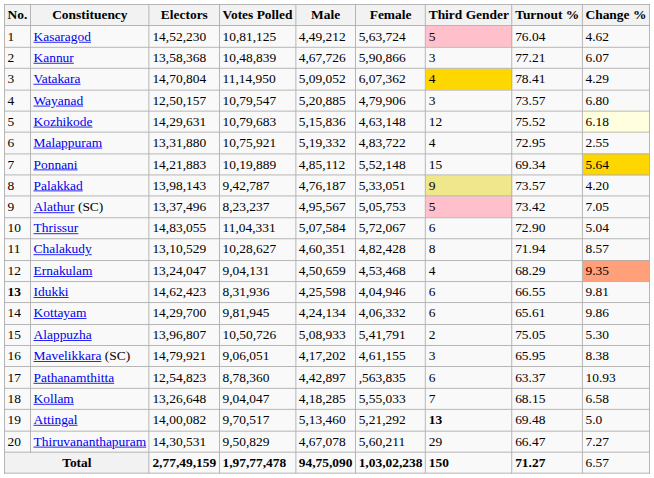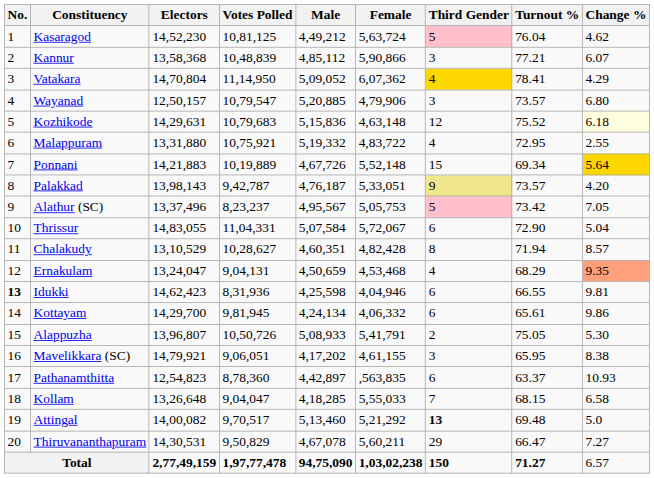(322, 57) 4,67,726 -> (322, 57) 4,85,112
(322, 164) 4,85,112 -> (322, 164) 4,67,726
